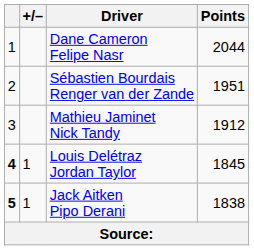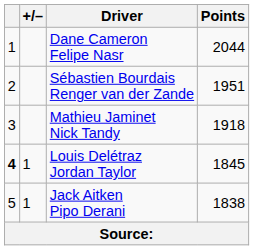(229, 125) 1912 -> (229, 125) 1918
(12, 203) bold -> (12, 203) normal
